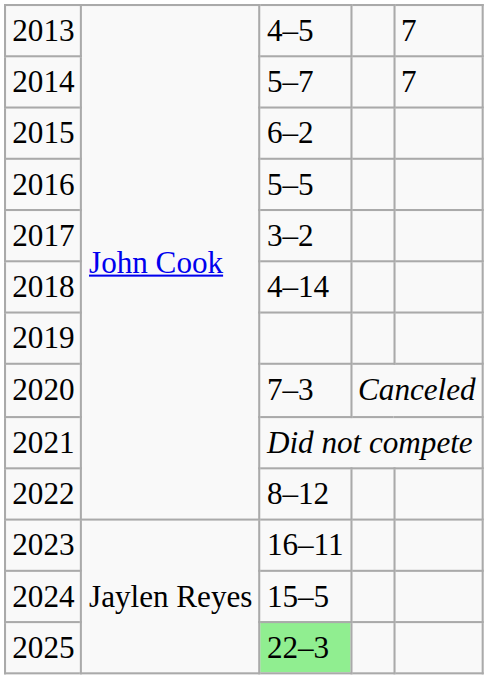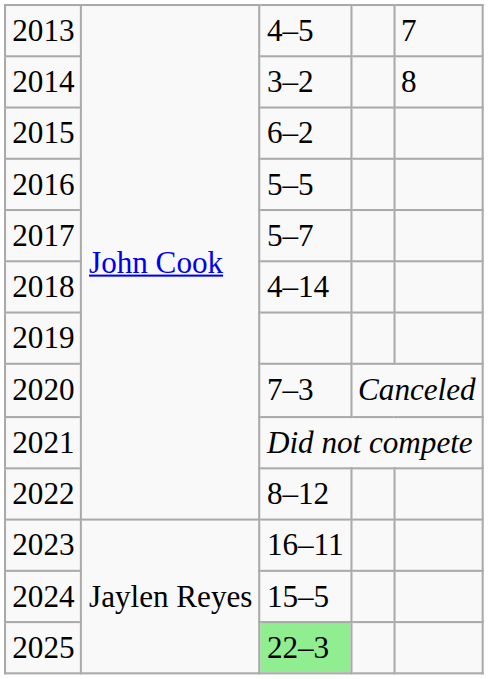(290, 81) 5–7 -> (290, 81) 3–2
(409, 81) 7 -> (409, 81) 8
(290, 235) 3–2 -> (290, 235) 5–7
